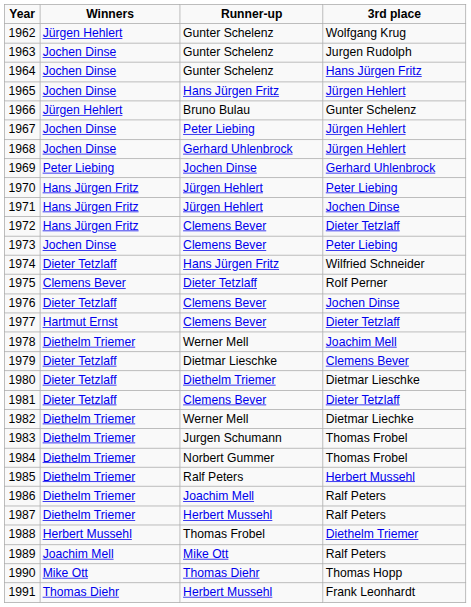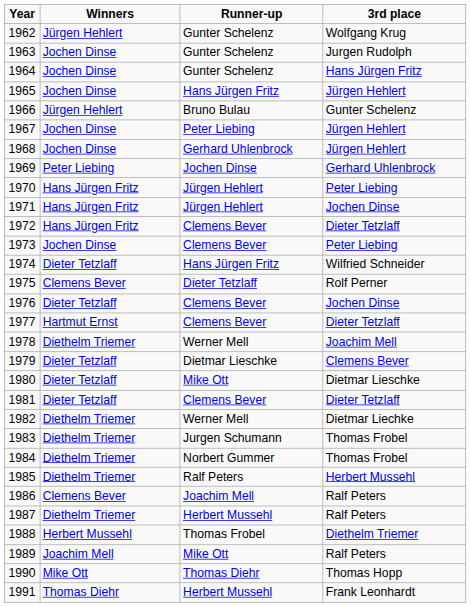(229, 380) Diethelm Triemer -> (206, 380) Mike Ott
(89, 496) Diethelm Triemer -> (84, 496) Clemens Bever
